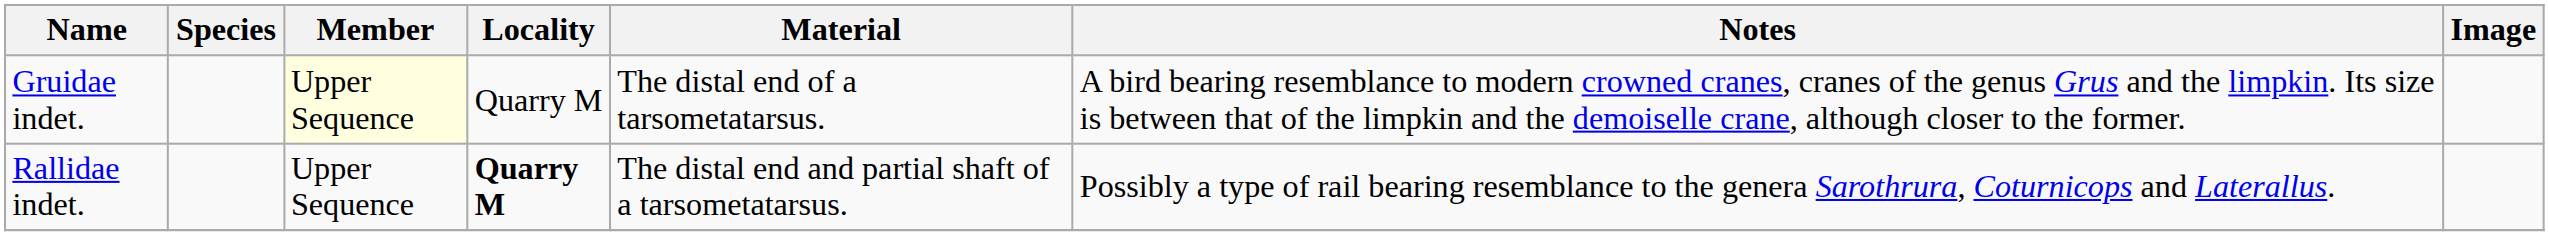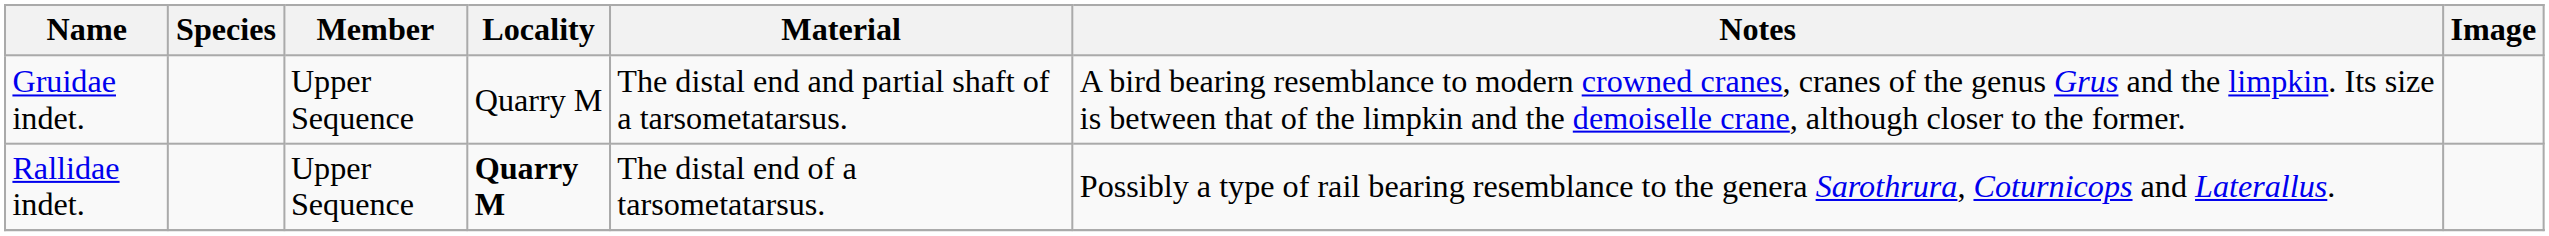(353, 99) lightyellow background -> (353, 99) no background
(737, 99) The distal end of a tarsometatarsus. -> (833, 99) The distal end and partial shaft of a tarsometatarsus.
(833, 186) The distal end and partial shaft of a tarsometatarsus. -> (737, 186) The distal end of a tarsometatarsus.
